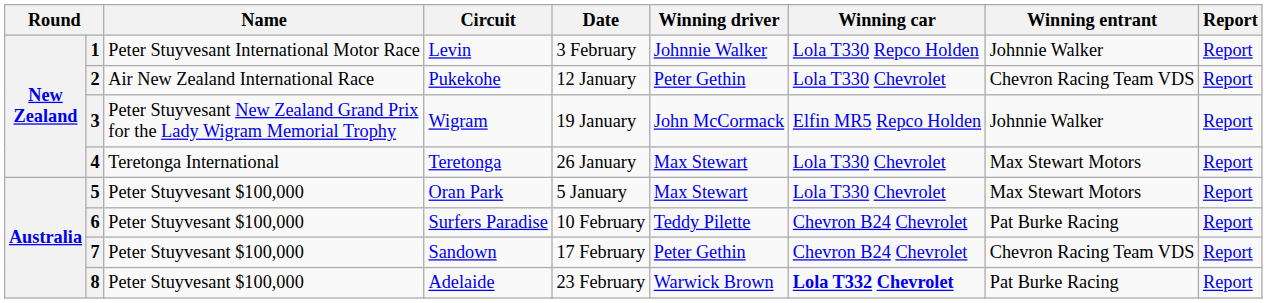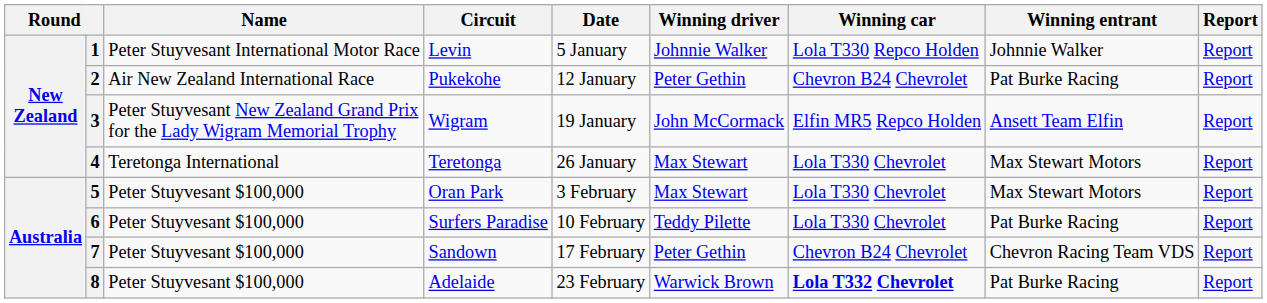(596, 50) 3 February -> (592, 50) 5 January
(869, 80) Lola T330 Chevrolet -> (880, 80) Chevron B24 Chevrolet
(1092, 80) Chevron Racing Team VDS -> (1054, 80) Pat Burke Racing
(1046, 121) Johnnie Walker -> (1056, 121) Ansett Team Elfin
(592, 192) 5 January -> (596, 192) 3 February
(880, 222) Chevron B24 Chevrolet -> (869, 222) Lola T330 Chevrolet
